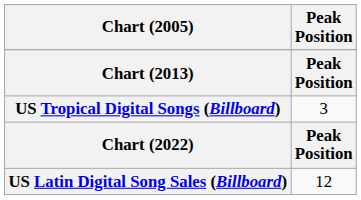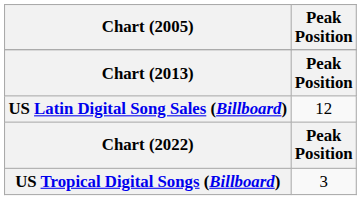rows swapped: (148, 108) <-> (148, 181)
